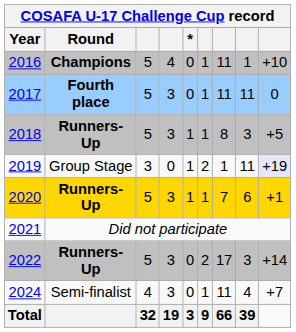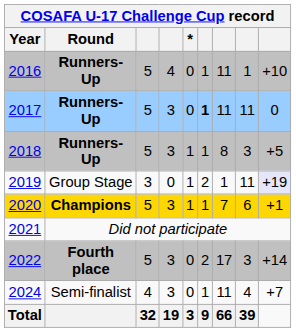(91, 62) Champions -> (91, 71) Runners-Up
(91, 94) Fourth place -> (91, 111) Runners-Up
(205, 94) normal -> (205, 111) bold
(91, 197) Runners-Up -> (91, 205) Champions
(91, 260) Runners-Up -> (91, 260) Fourth place
